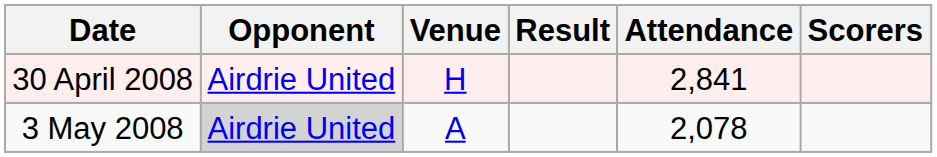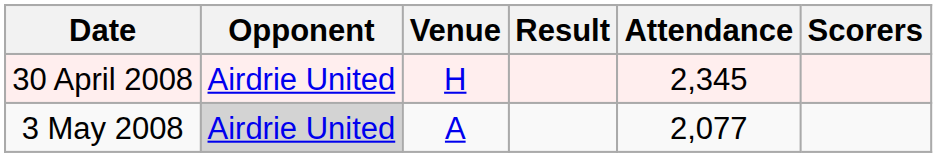(709, 79) 2,841 -> (709, 79) 2,345
(709, 128) 2,078 -> (709, 128) 2,077
